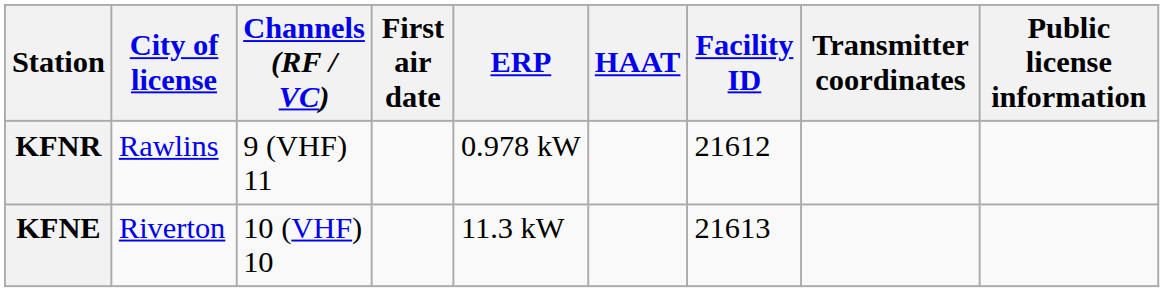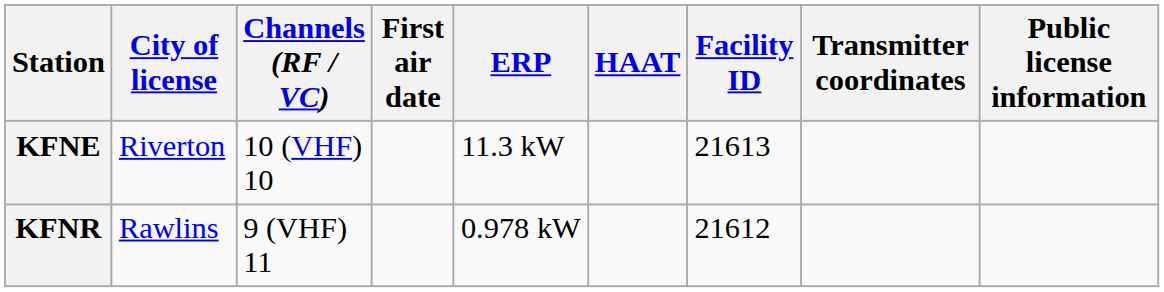rows swapped: (58, 227) <-> (58, 145)
